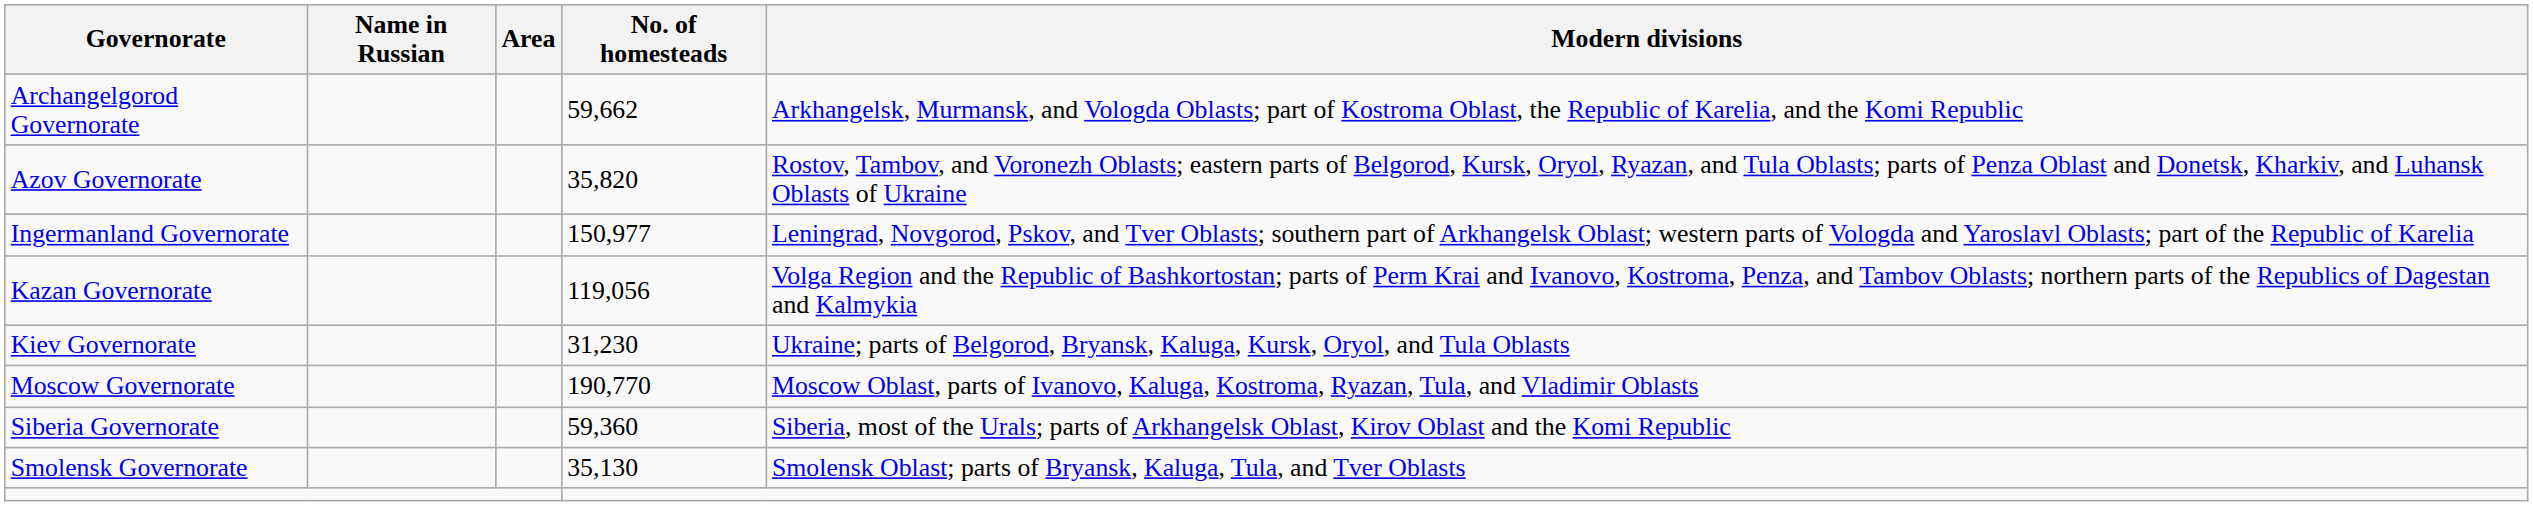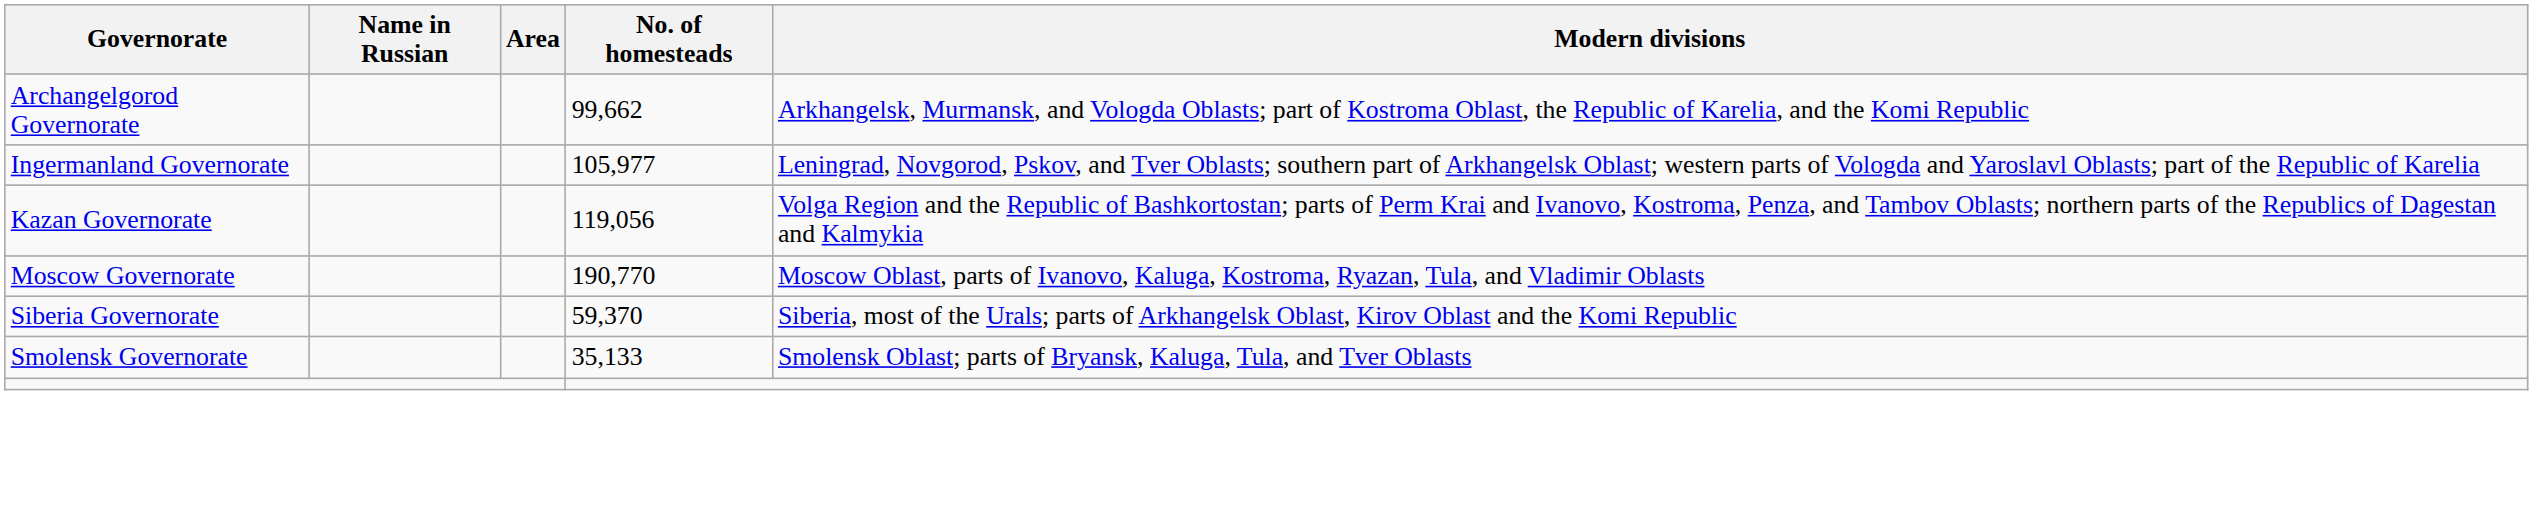(603, 109) 59,662 -> (607, 109) 99,662
- row: (106, 179)
(609, 234) 150,977 -> (614, 164) 105,977
- row: (103, 345)
(603, 426) 59,360 -> (607, 316) 59,370
(603, 467) 35,130 -> (607, 356) 35,133
